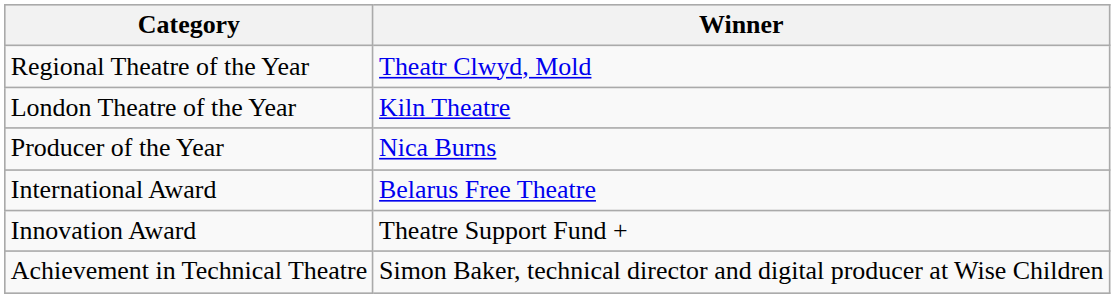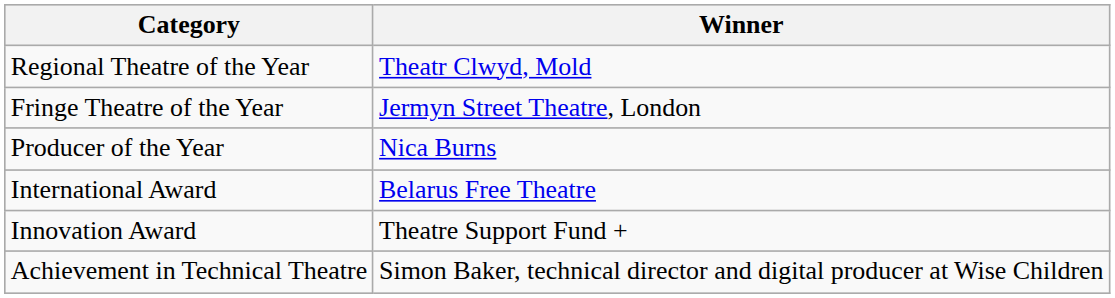- row: (153, 107)
+ row: (147, 107)
